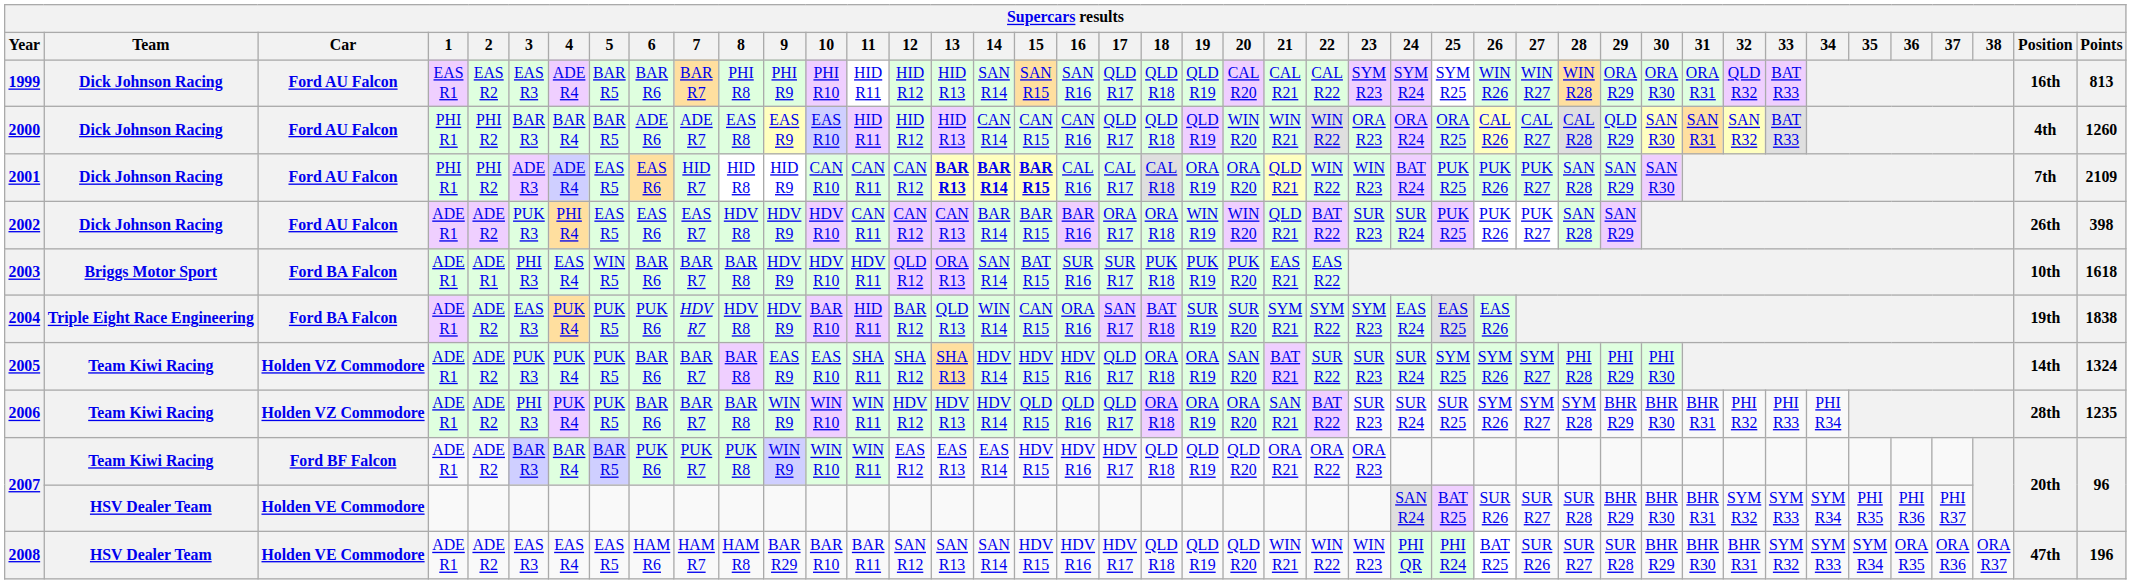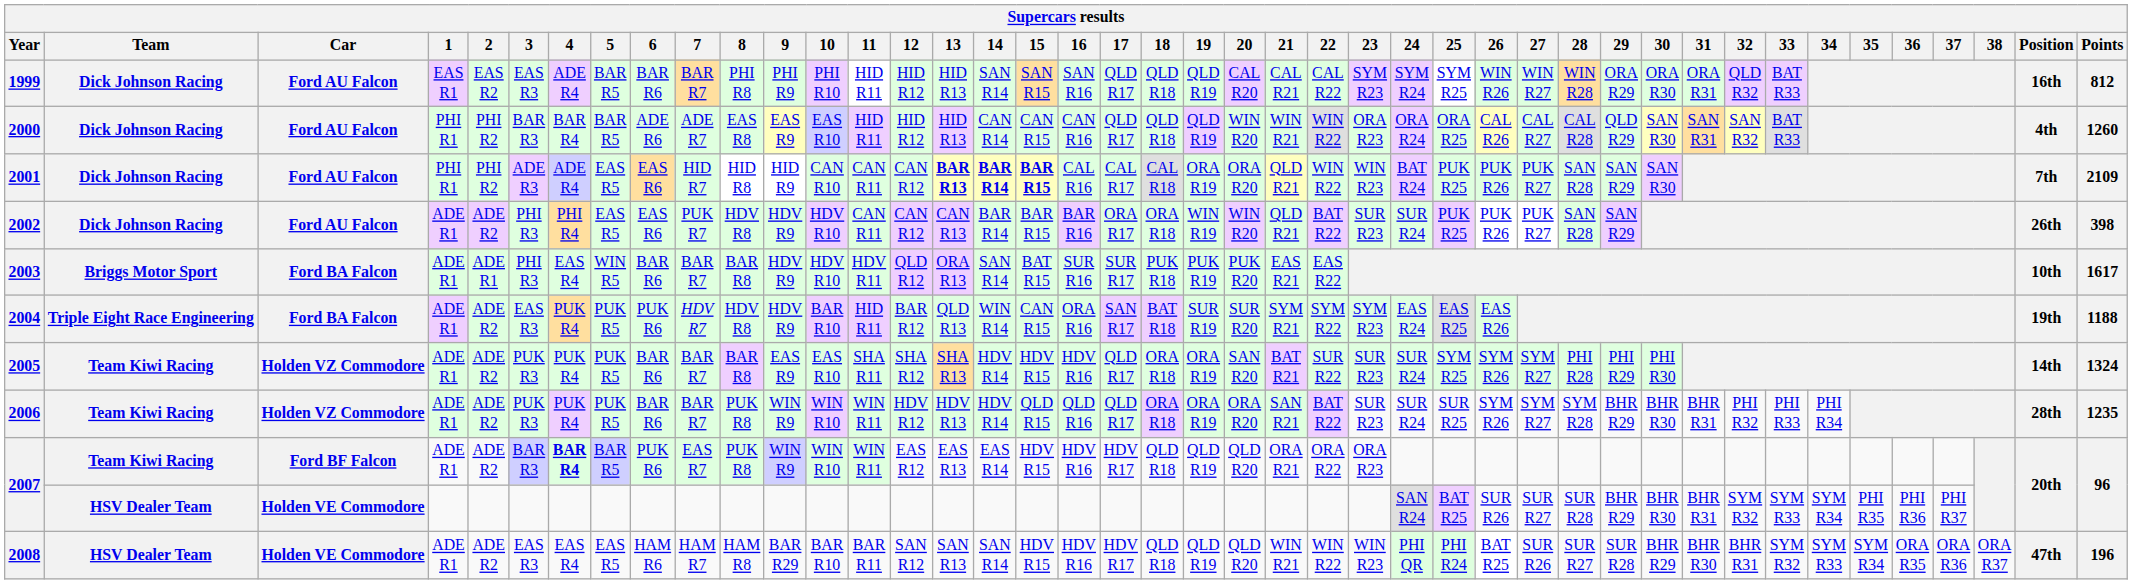(2101, 82) 813 -> (2102, 82) 812
(529, 224) PUK R3 -> (529, 224) PHI R3
(696, 224) EAS R7 -> (697, 224) PUK R7
(2101, 271) 1618 -> (2102, 271) 1617
(2101, 319) 1838 -> (2102, 319) 1188
(529, 413) PHI R3 -> (529, 413) PUK R3
(741, 413) BAR R8 -> (742, 413) PUK R8
(569, 460) normal -> (570, 460) bold
(696, 460) PUK R7 -> (697, 460) EAS R7
